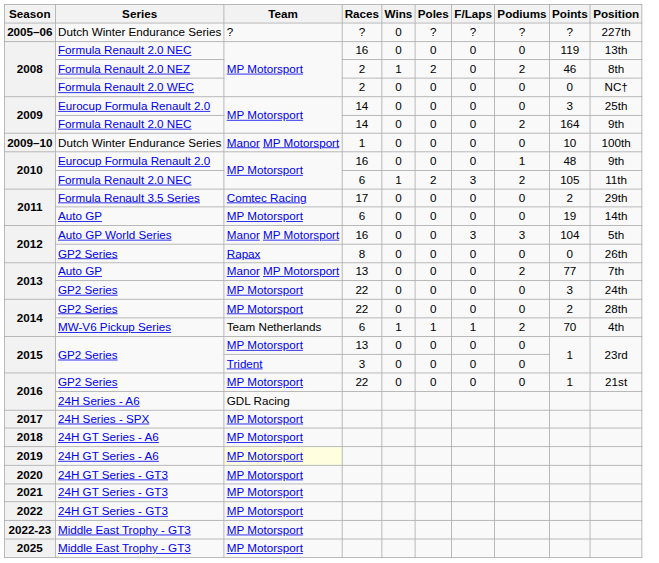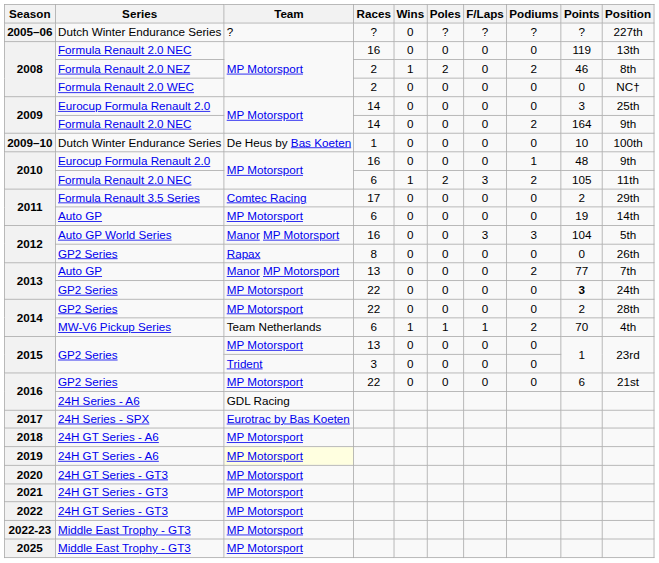(283, 143) Manor MP Motorsport -> (289, 143) De Heus by Bas Koeten
(570, 290) normal -> (582, 290) bold
(570, 383) 1 -> (582, 383) 6
(265, 419) MP Motorsport -> (288, 419) Eurotrac by Bas Koeten
